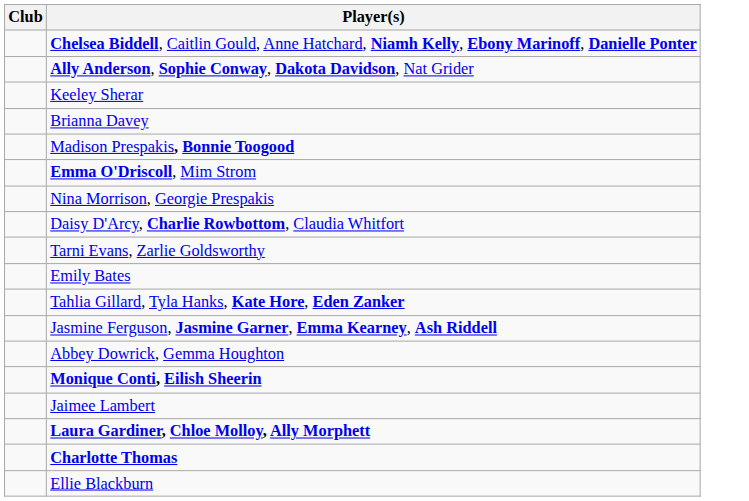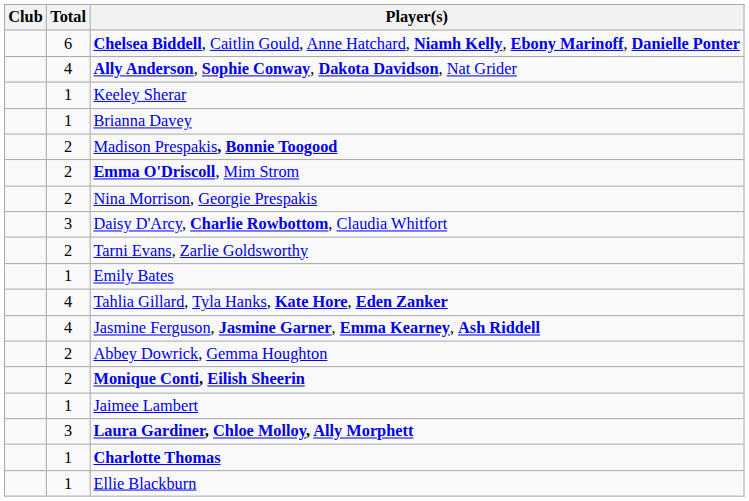+ column: (68, 17)
